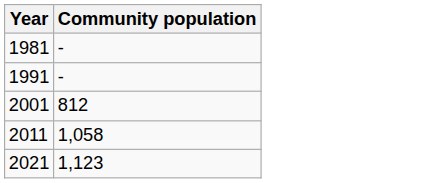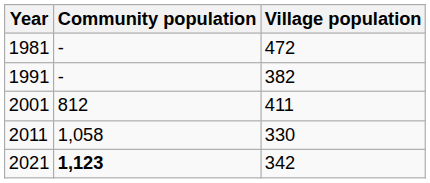+ column: (343, 18)
(81, 163) normal -> (81, 163) bold
